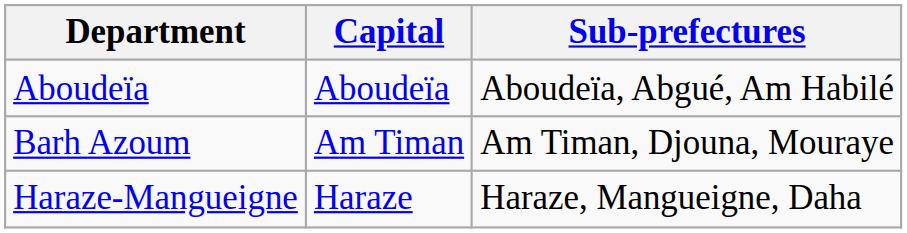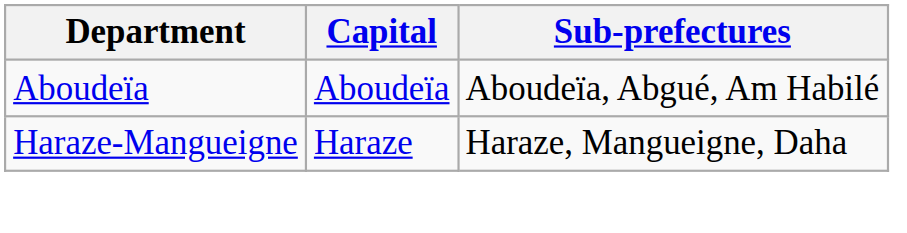- row: (102, 142)
